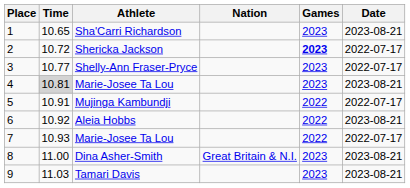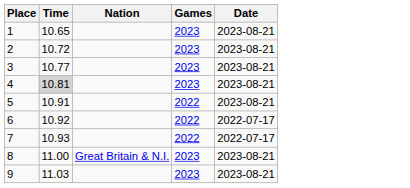- column: (136, 13)
(315, 49) bold -> (187, 49) normal
(374, 49) 2022-07-17 -> (246, 49) 2023-08-21
(374, 67) 2022-07-17 -> (246, 67) 2023-08-21
(374, 102) 2022-07-17 -> (246, 102) 2023-08-21
(374, 120) 2023-08-21 -> (246, 120) 2022-07-17
